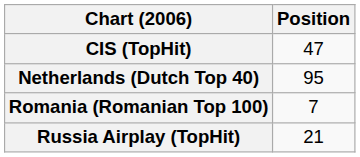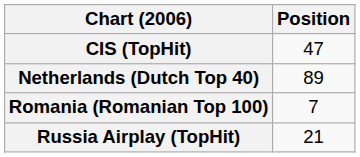(314, 78) 95 -> (314, 78) 89
